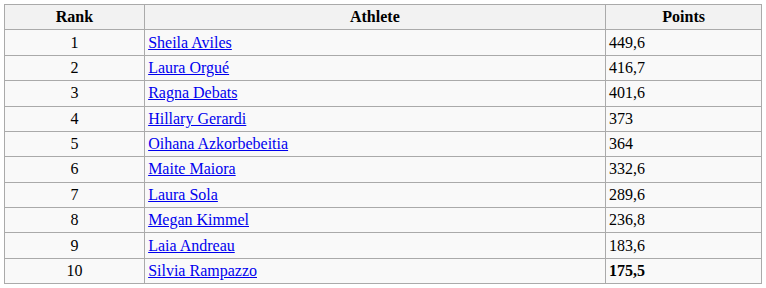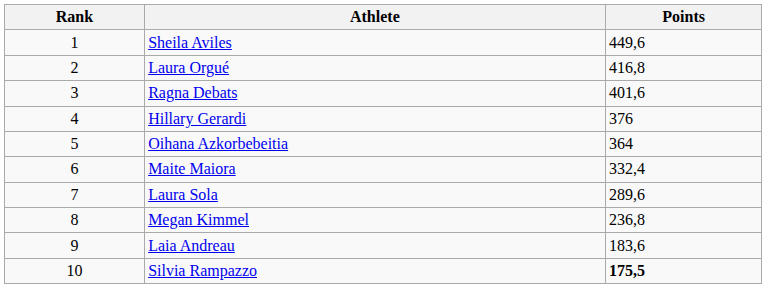(627, 67) 416,7 -> (627, 67) 416,8
(621, 118) 373 -> (621, 118) 376
(627, 169) 332,6 -> (627, 169) 332,4
